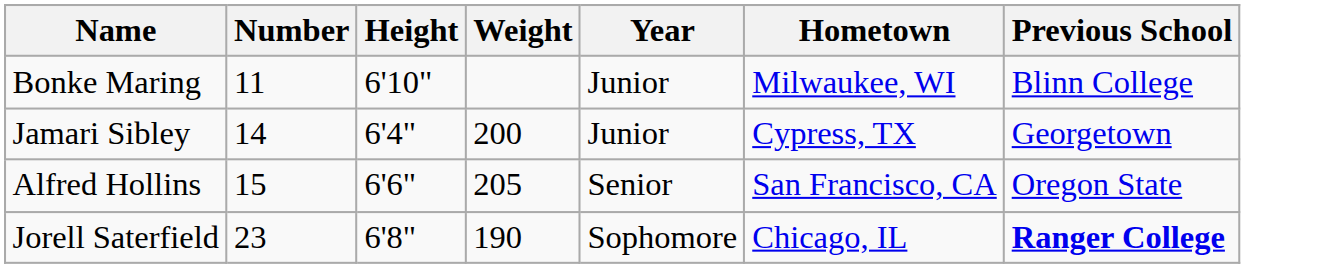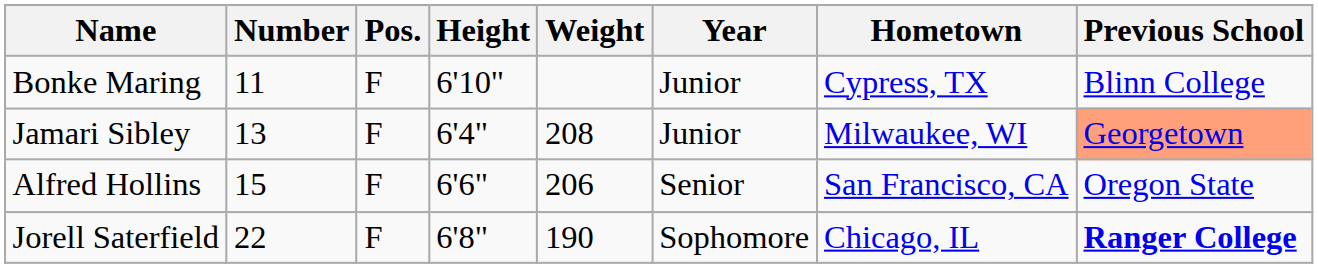+ column: (393, 30)
(854, 81) Milwaukee, WI -> (906, 81) Cypress, TX
(250, 133) 14 -> (250, 133) 13
(498, 133) 200 -> (569, 133) 208
(834, 133) Cypress, TX -> (926, 133) Milwaukee, WI
(1092, 133) no background -> (1163, 133) lightsalmon background
(498, 184) 205 -> (569, 184) 206
(250, 236) 23 -> (250, 236) 22
